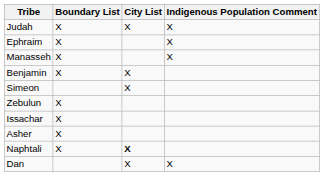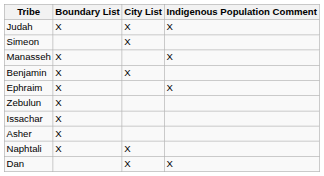rows swapped: (24, 42) <-> (23, 88)
(127, 149) bold -> (127, 149) normal
